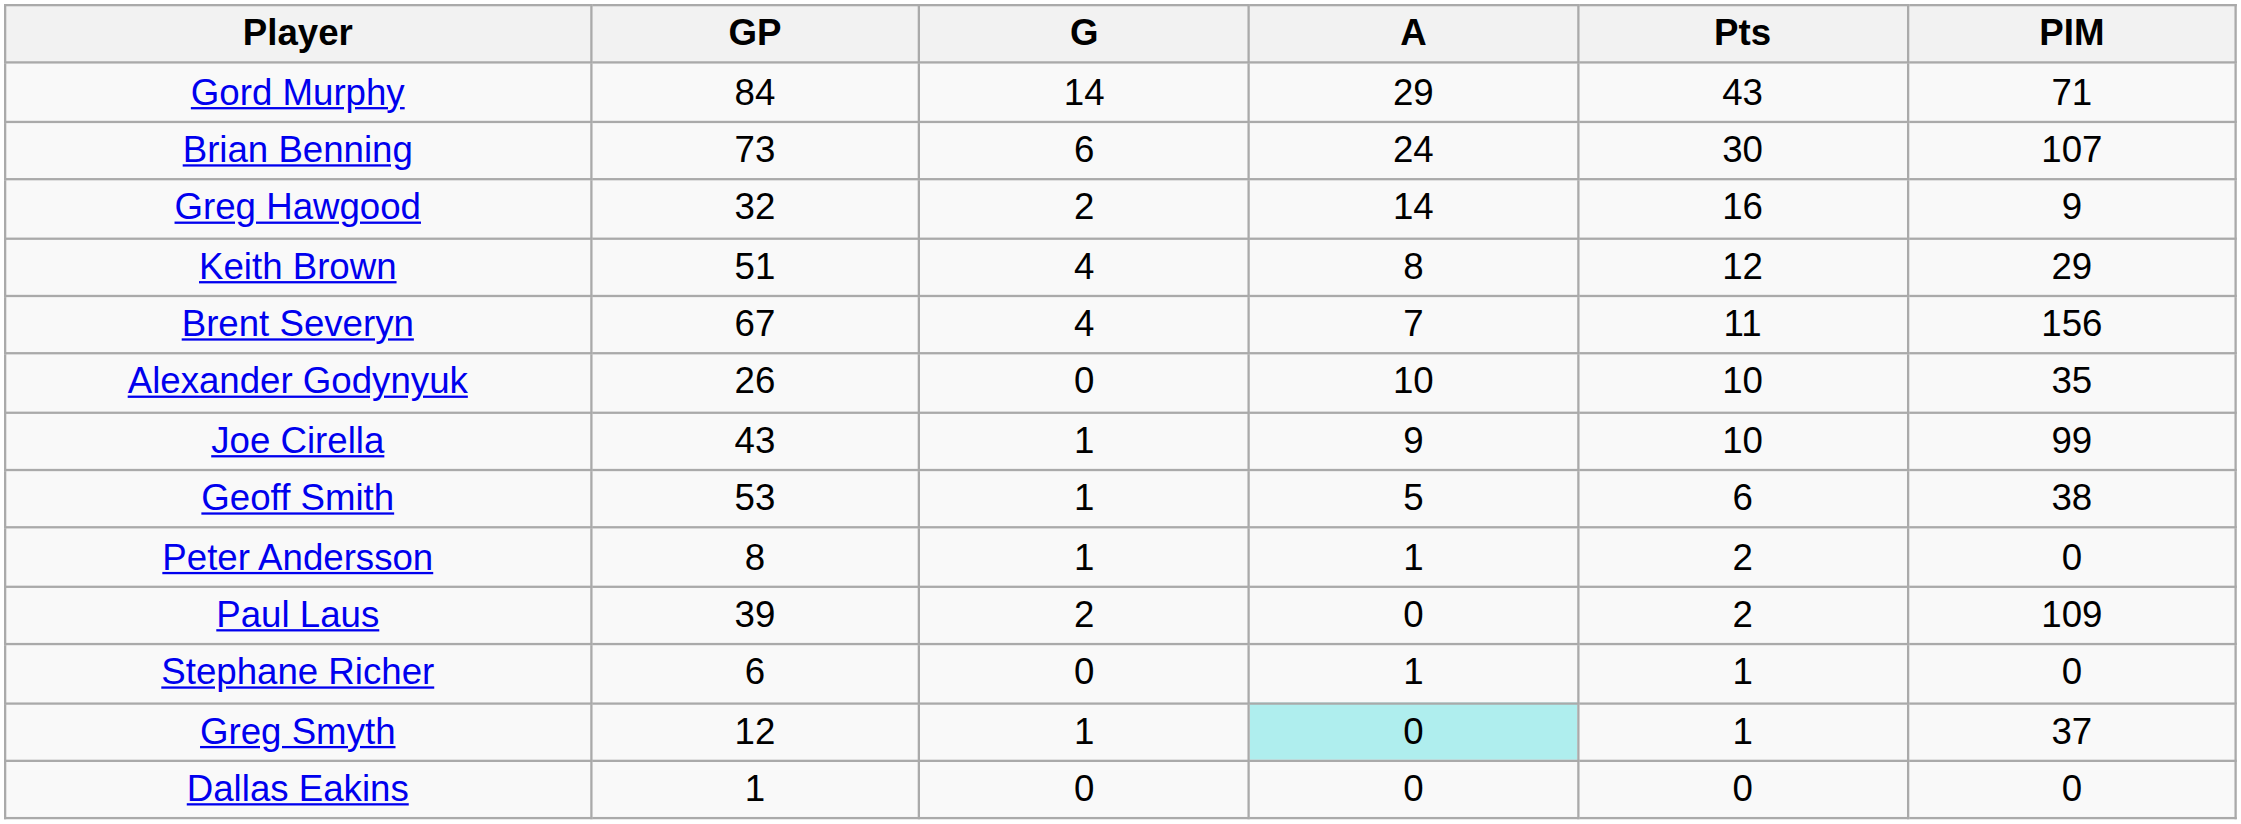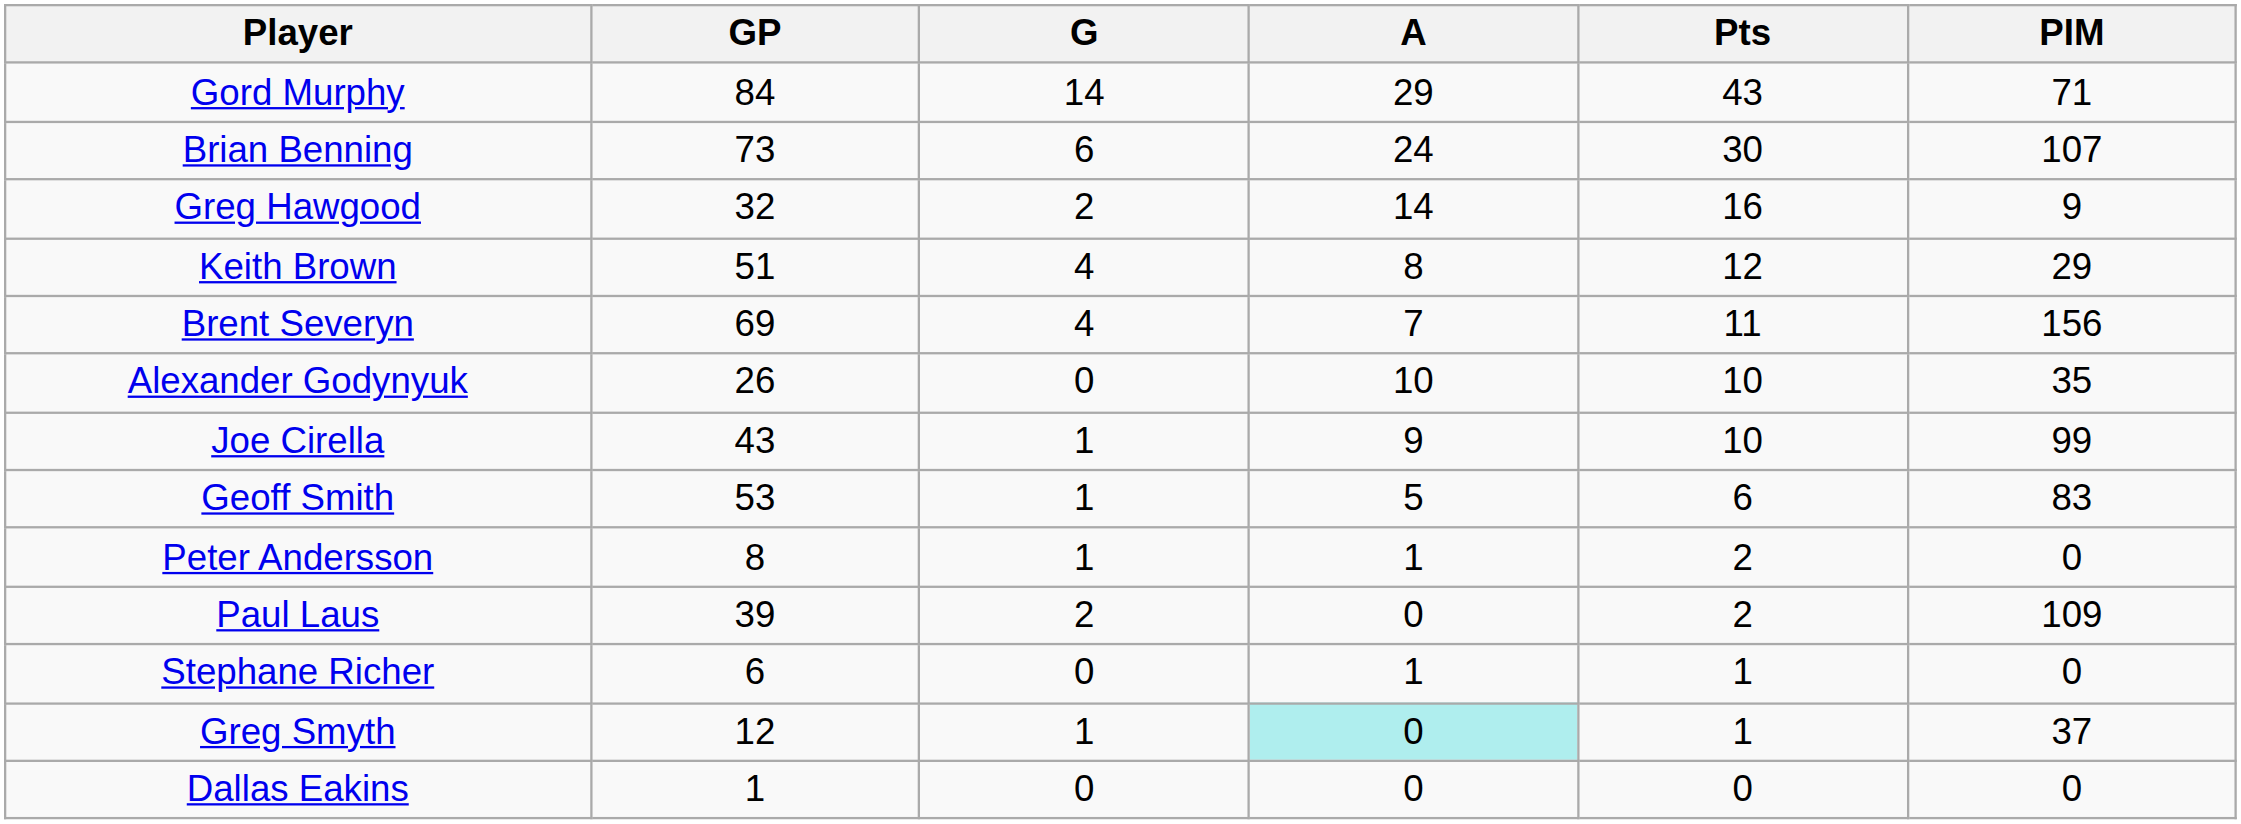(755, 324) 67 -> (755, 324) 69
(2072, 498) 38 -> (2072, 498) 83
